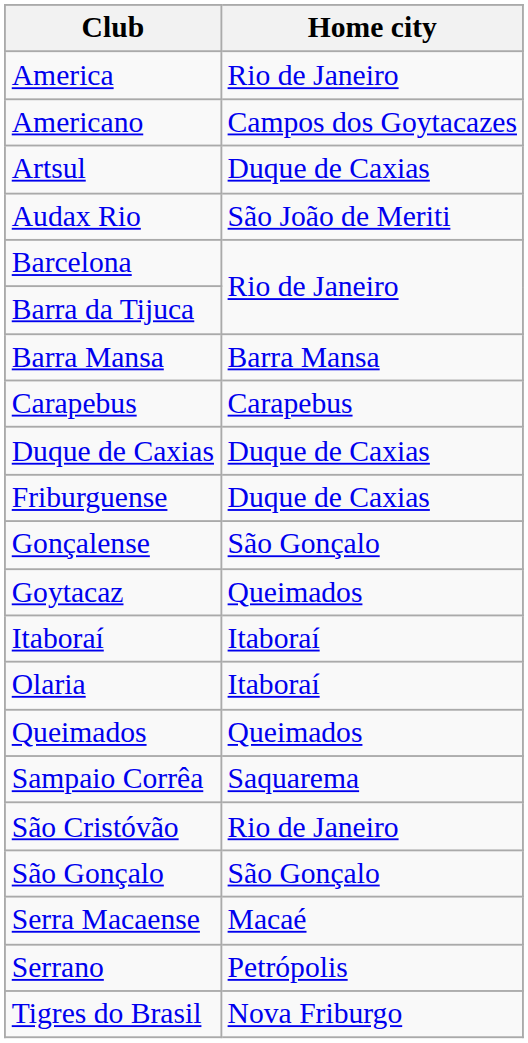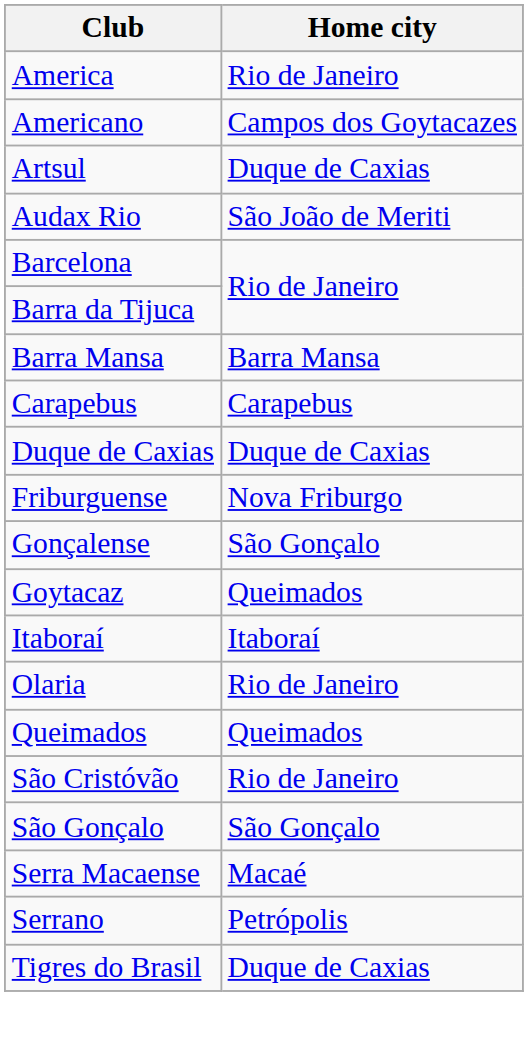(329, 497) Duque de Caxias -> (315, 497) Nova Friburgo
(274, 685) Itaboraí -> (313, 685) Rio de Janeiro
- row: (108, 779)
(315, 1013) Nova Friburgo -> (329, 966) Duque de Caxias
